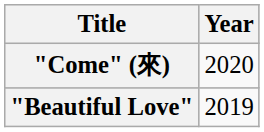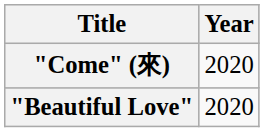(229, 106) 2019 -> (229, 106) 2020
